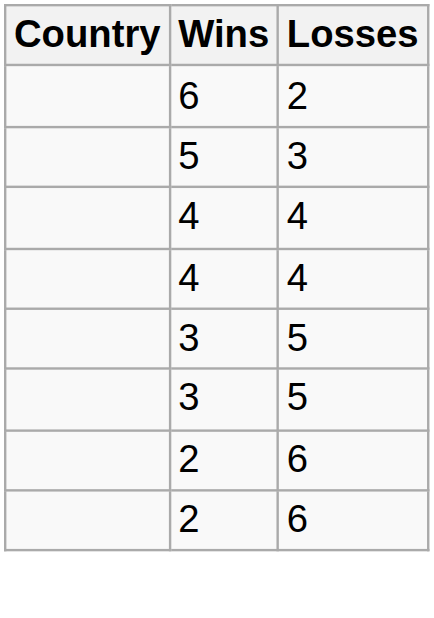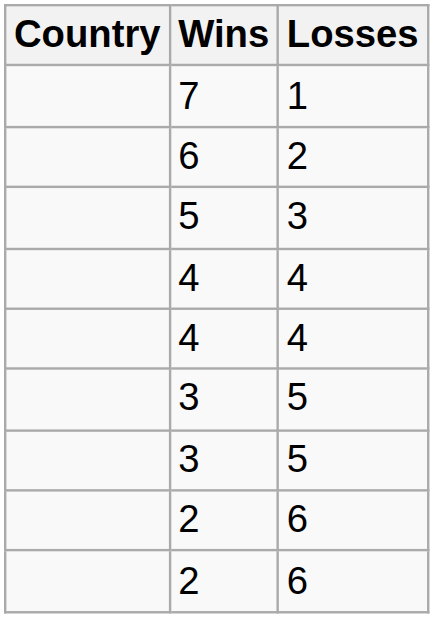+ row: (189, 95)
